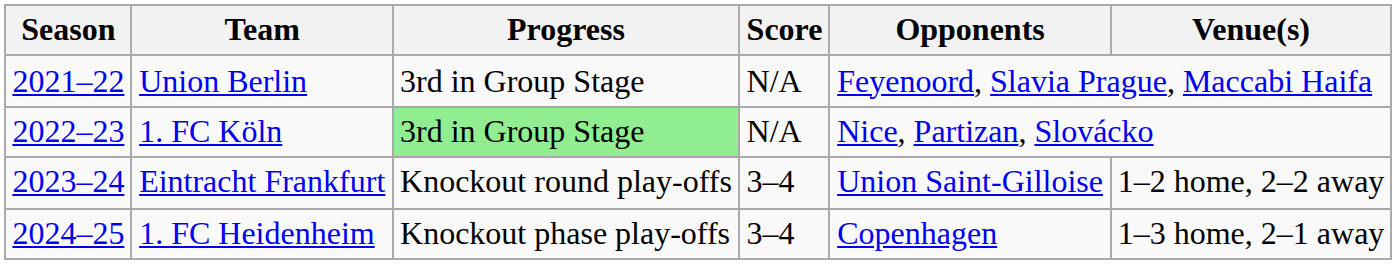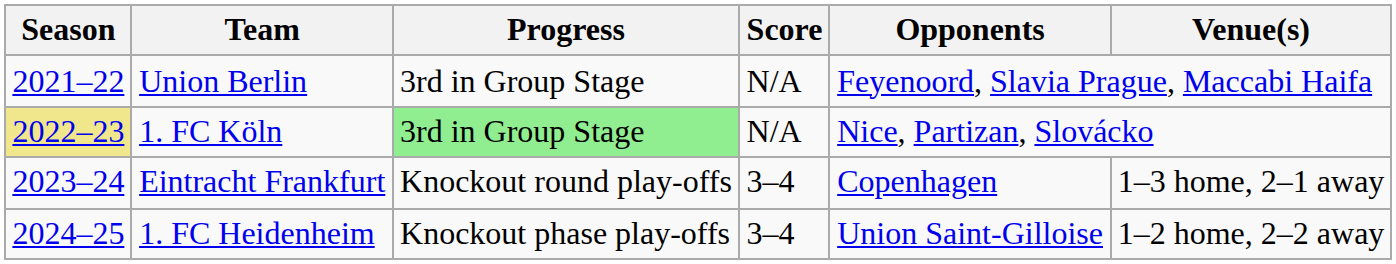(68, 131) no background -> (68, 131) khaki background
(970, 182) Union Saint-Gilloise -> (917, 182) Copenhagen
(1251, 182) 1–2 home, 2–2 away -> (1251, 182) 1–3 home, 2–1 away
(917, 232) Copenhagen -> (970, 232) Union Saint-Gilloise
(1251, 232) 1–3 home, 2–1 away -> (1251, 232) 1–2 home, 2–2 away
